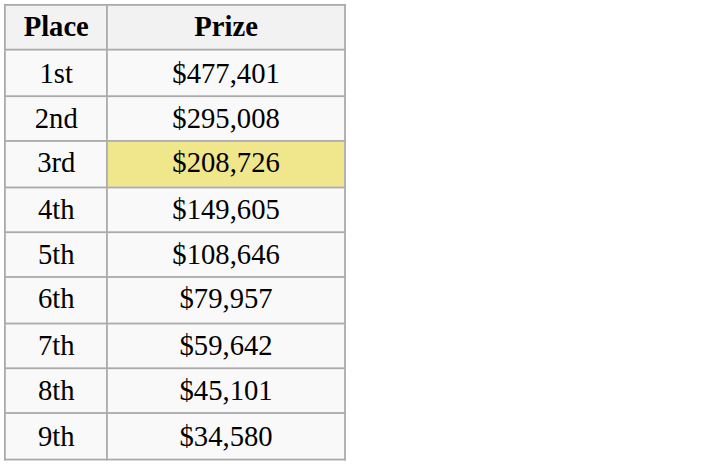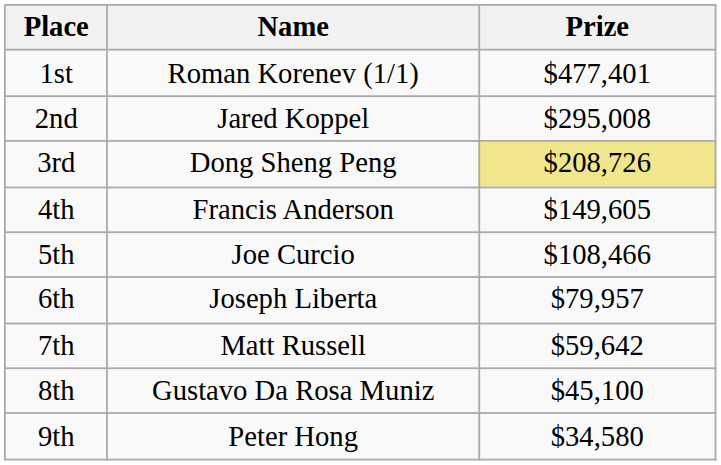+ column: (293, 27)
(226, 254) $108,646 -> (597, 254) $108,466
(226, 390) $45,101 -> (597, 390) $45,100
